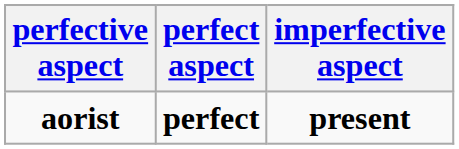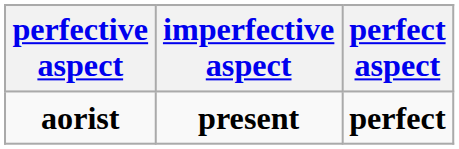columns swapped: (360, 48) <-> (211, 48)
